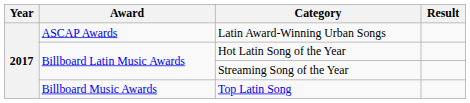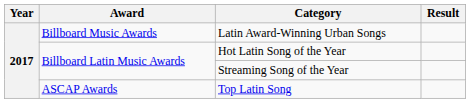(80, 32) ASCAP Awards -> (99, 32) Billboard Music Awards
(99, 88) Billboard Music Awards -> (80, 88) ASCAP Awards
